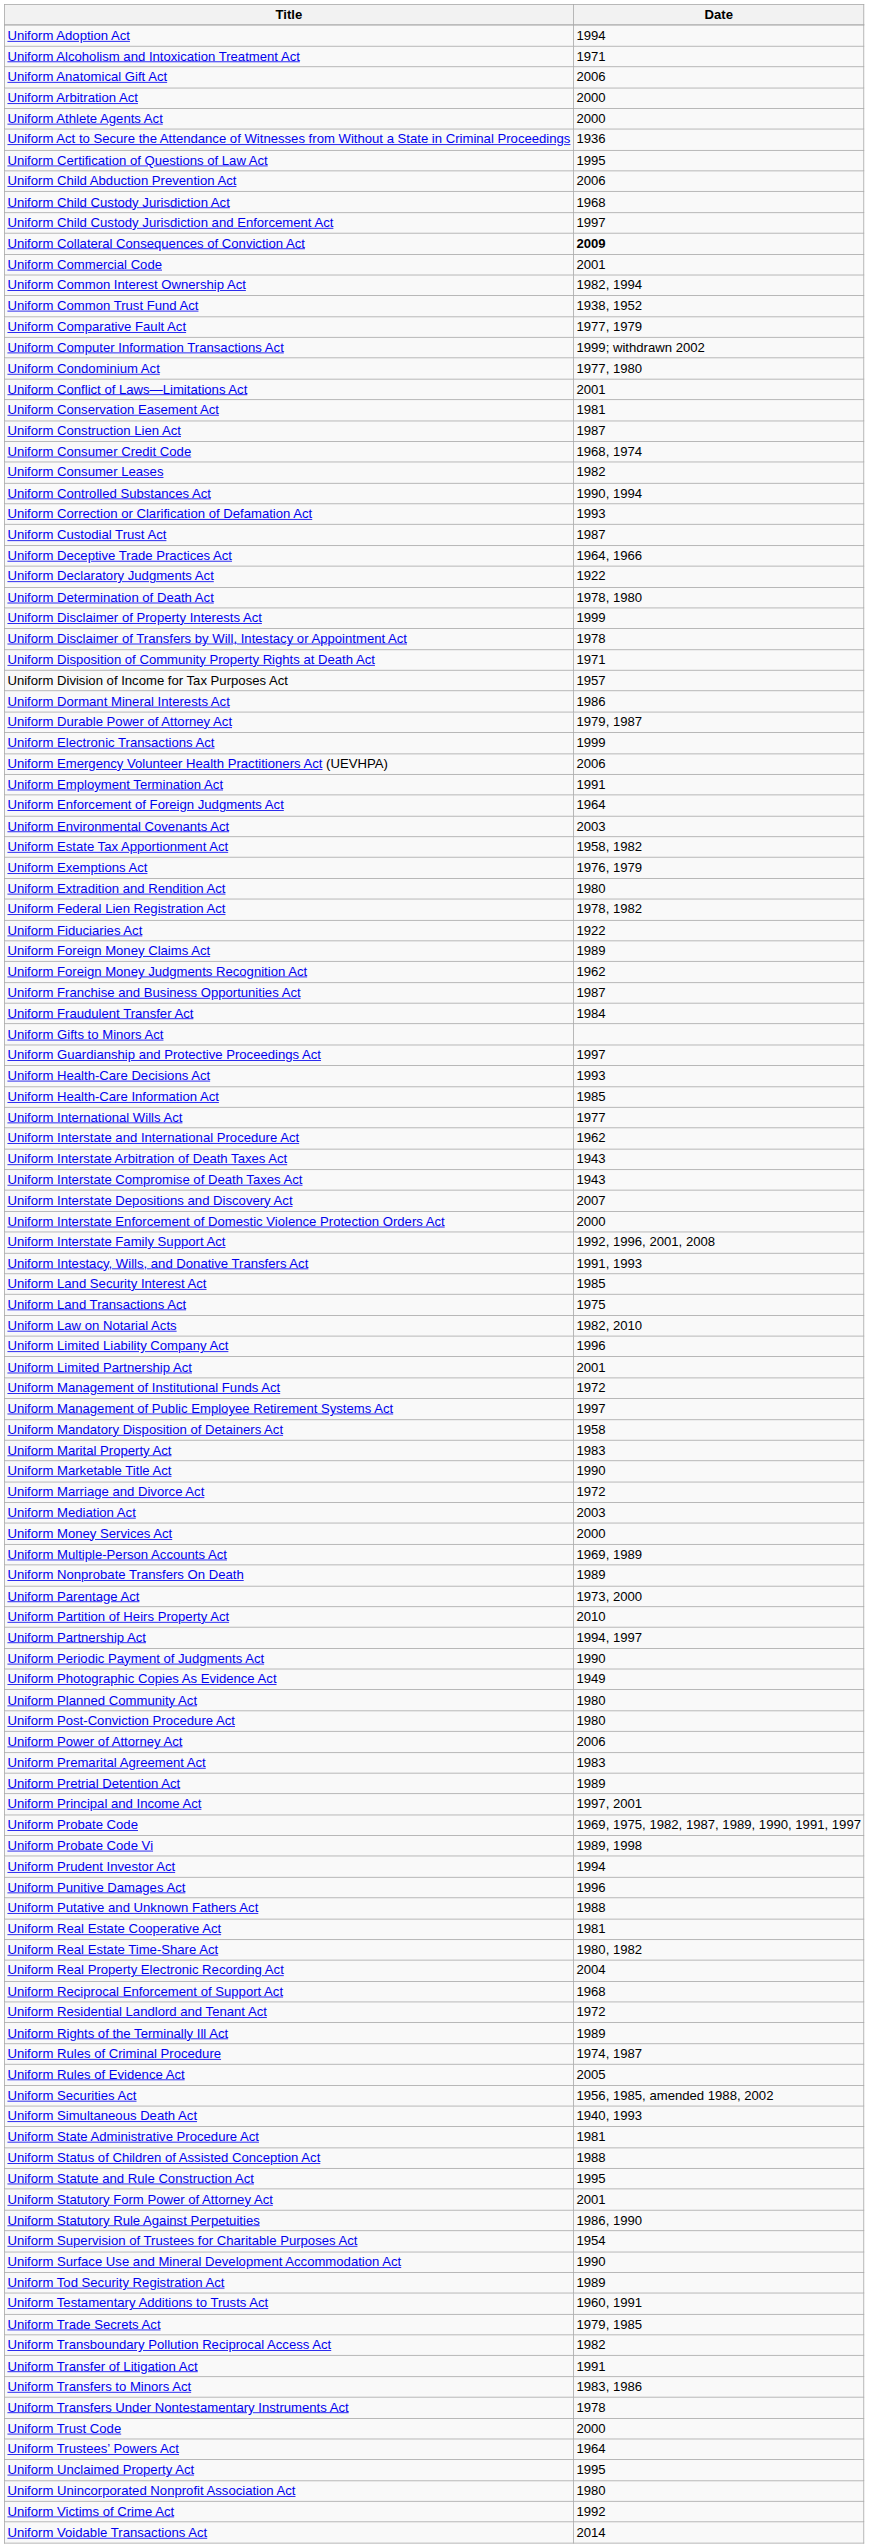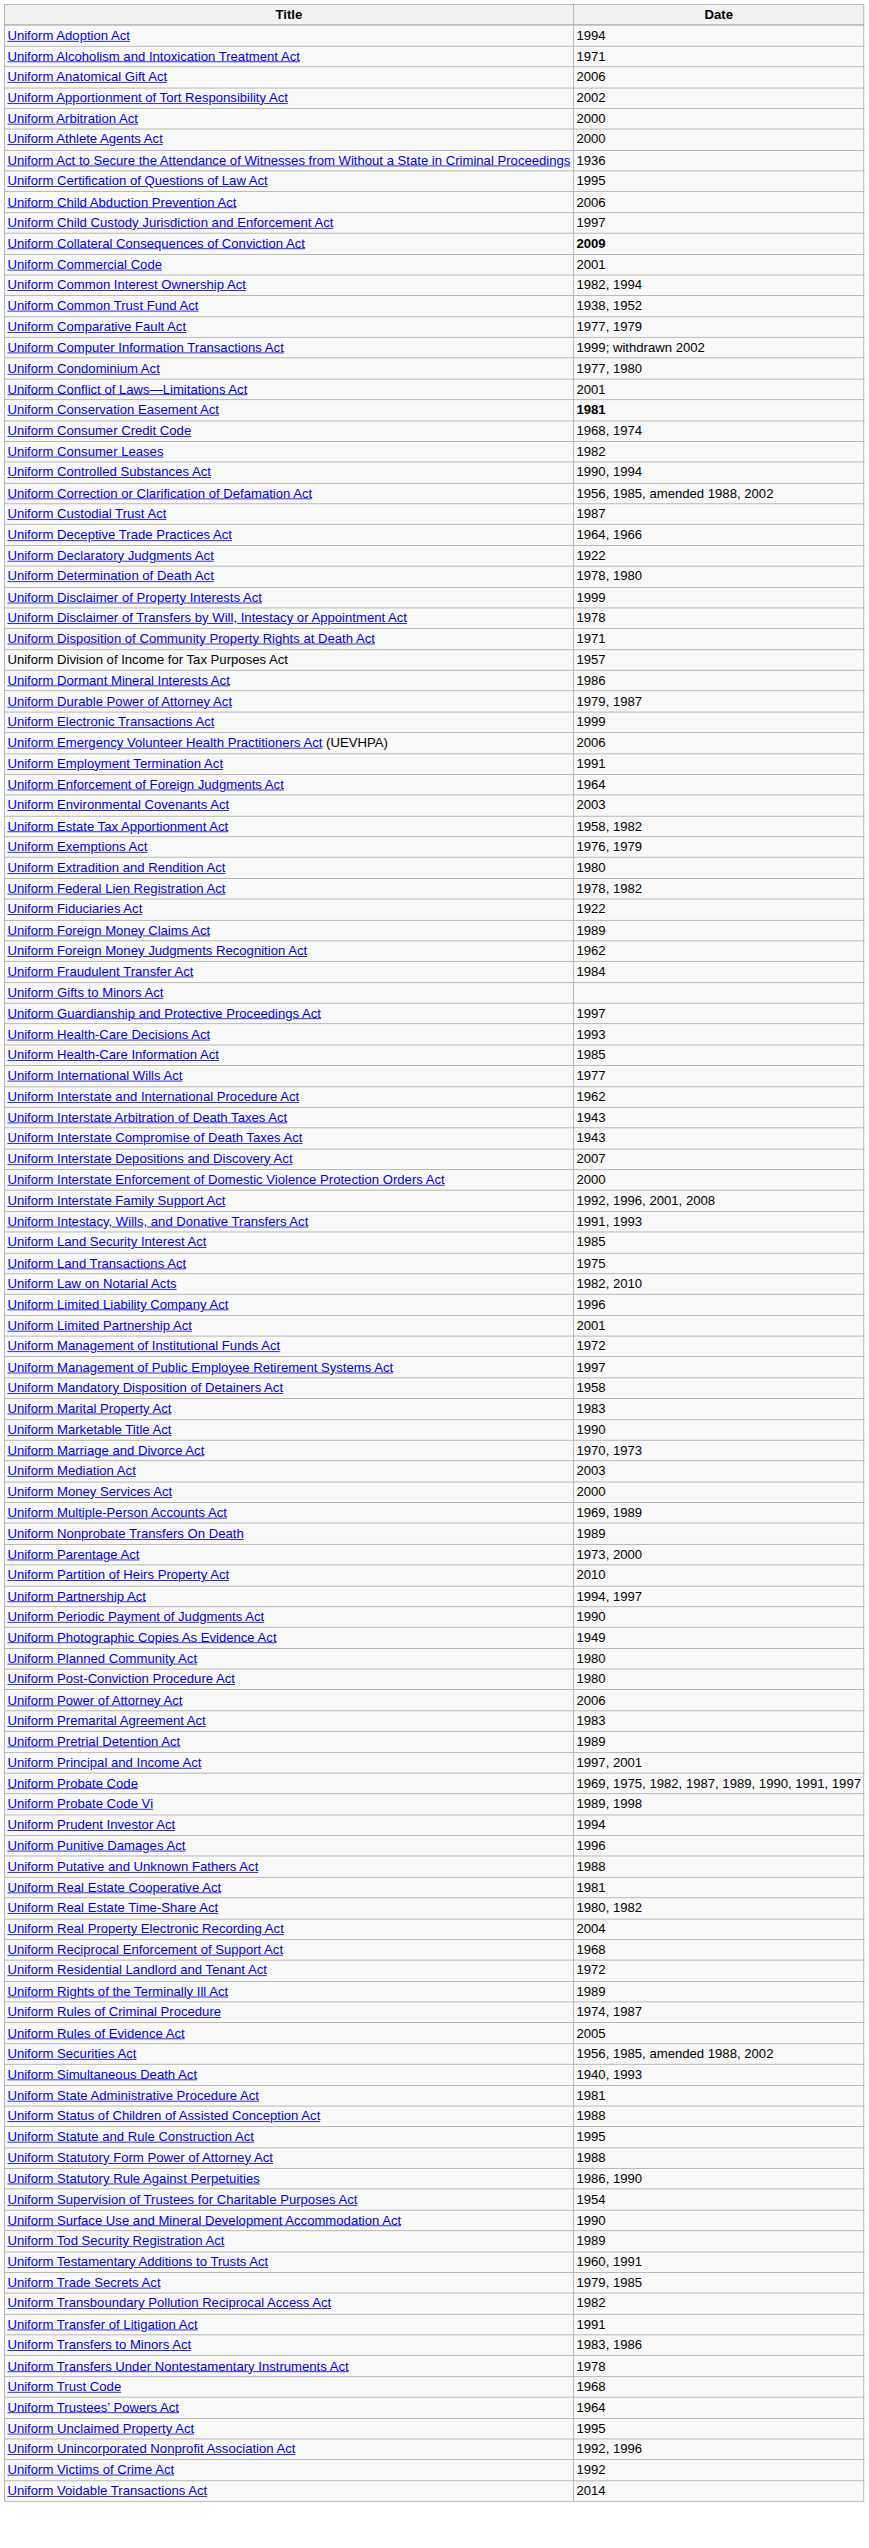+ row: (148, 98)
- row: (119, 202)
(591, 410) normal -> (591, 410) bold
- row: (94, 431)
(591, 514) 1993 -> (675, 493) 1956, 1985, amended 1988, 2002
- row: (154, 992)
(591, 1492) 1972 -> (609, 1450) 1970, 1973
(591, 2199) 2001 -> (591, 2158) 1988
(591, 2428) 2000 -> (591, 2386) 1968
(591, 2490) 1980 -> (609, 2449) 1992, 1996
